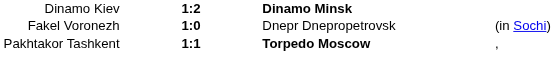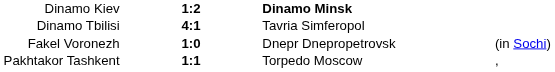+ row: (78, 25)
(316, 43) bold -> (312, 60) normal
